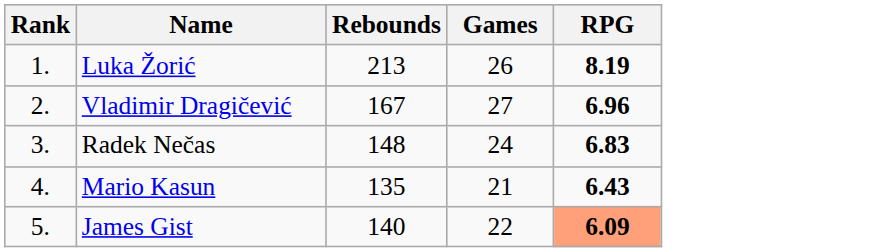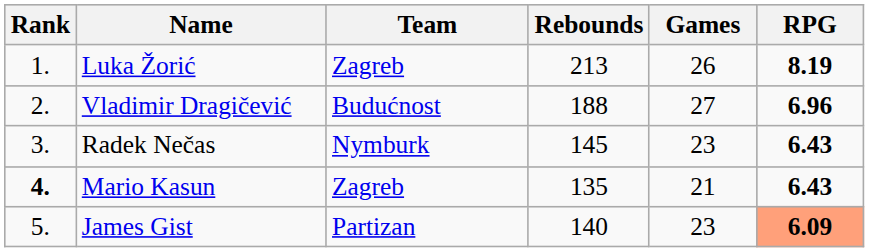+ column: (427, 24)
(386, 105) 167 -> (589, 105) 188
(386, 145) 148 -> (589, 145) 145
(500, 145) 24 -> (703, 145) 23
(607, 145) 6.83 -> (810, 145) 6.43
(40, 186) normal -> (40, 186) bold
(500, 226) 22 -> (703, 226) 23
